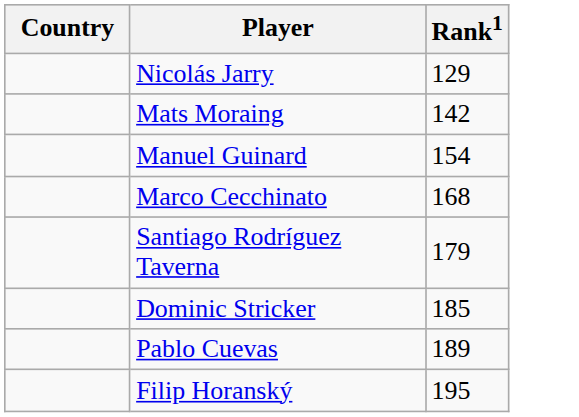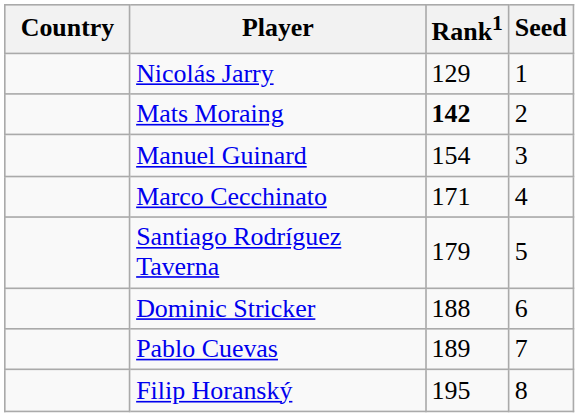+ column: (541, 28)
(451, 114) normal -> (451, 114) bold
(451, 196) 168 -> (451, 196) 171
(451, 307) 185 -> (451, 307) 188
